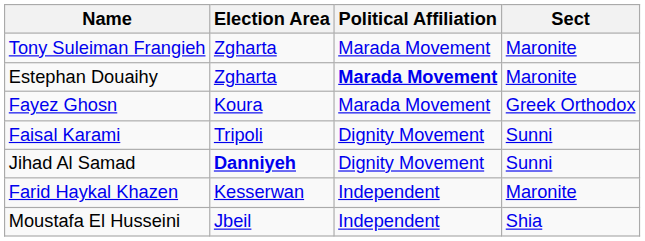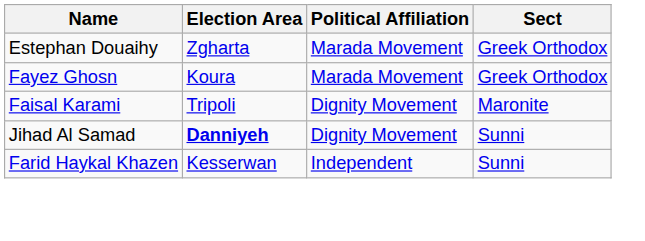- row: (107, 47)
(418, 76) bold -> (387, 47) normal
(541, 76) Maronite -> (543, 47) Greek Orthodox
(529, 134) Sunni -> (513, 105) Maronite
(541, 192) Maronite -> (501, 163) Sunni
- row: (94, 221)
